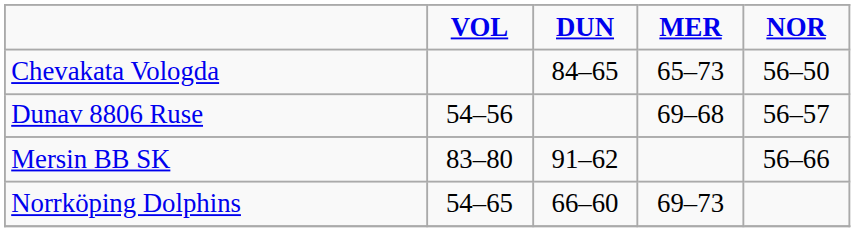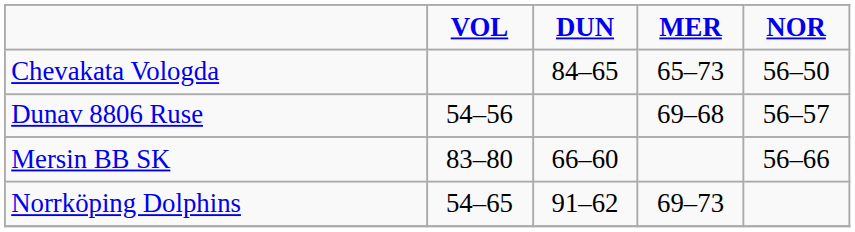(585, 159) 91–62 -> (585, 159) 66–60
(585, 203) 66–60 -> (585, 203) 91–62
